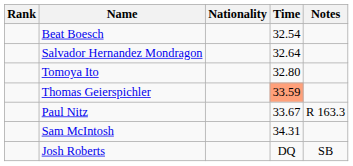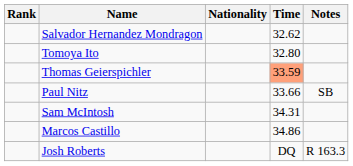- row: (73, 33)
(287, 53) 32.64 -> (287, 33) 32.62
(287, 111) 33.67 -> (287, 92) 33.66
(326, 111) R 163.3 -> (326, 92) SB
+ row: (81, 131)
(326, 151) SB -> (326, 151) R 163.3
